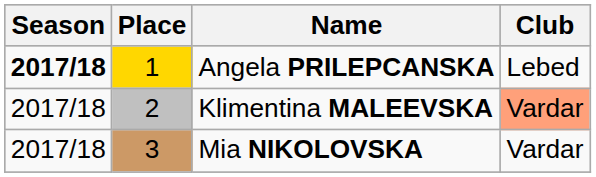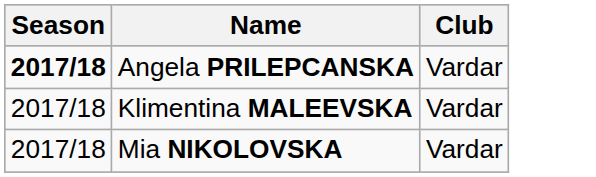- column: (152, 25)
(543, 66) Lebed -> (464, 66) Vardar
(545, 108) lightsalmon background -> (464, 108) no background
